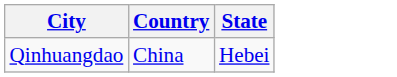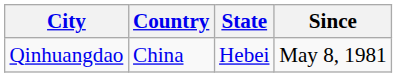+ column: (333, 21)
